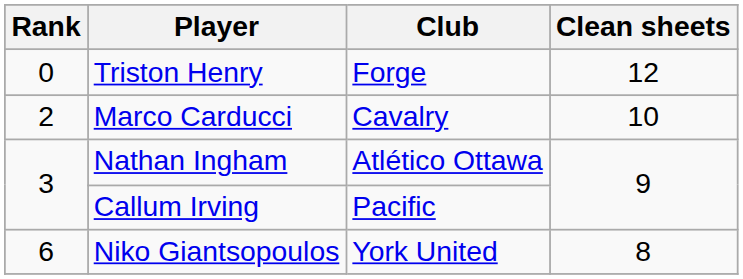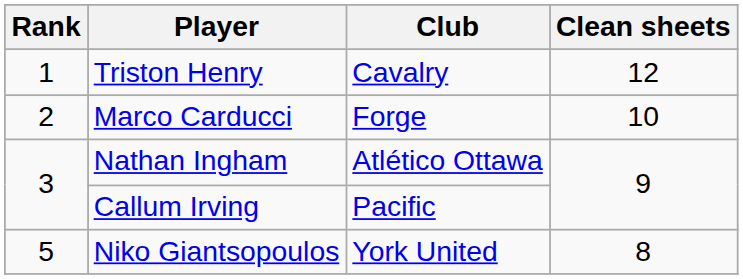(46, 71) 0 -> (46, 71) 1
(389, 71) Forge -> (400, 71) Cavalry
(400, 116) Cavalry -> (389, 116) Forge
(46, 251) 6 -> (46, 251) 5
